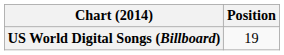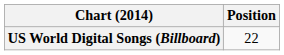(251, 38) 19 -> (251, 38) 22
